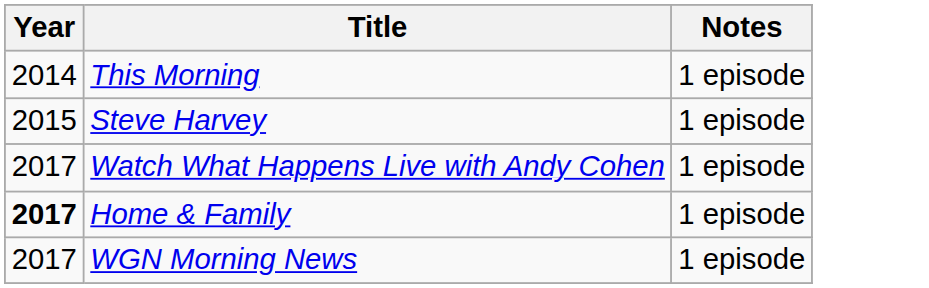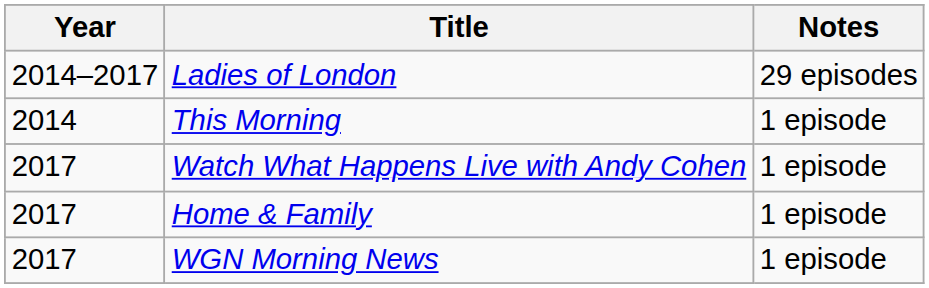+ row: (284, 74)
- row: (178, 120)
(44, 213) bold -> (44, 213) normal
